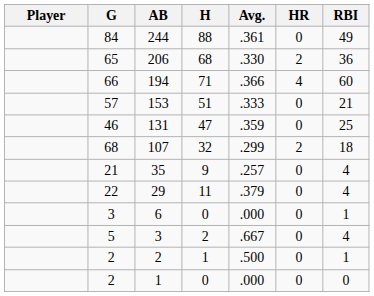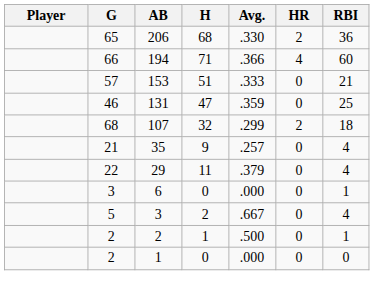- row: (158, 37)
